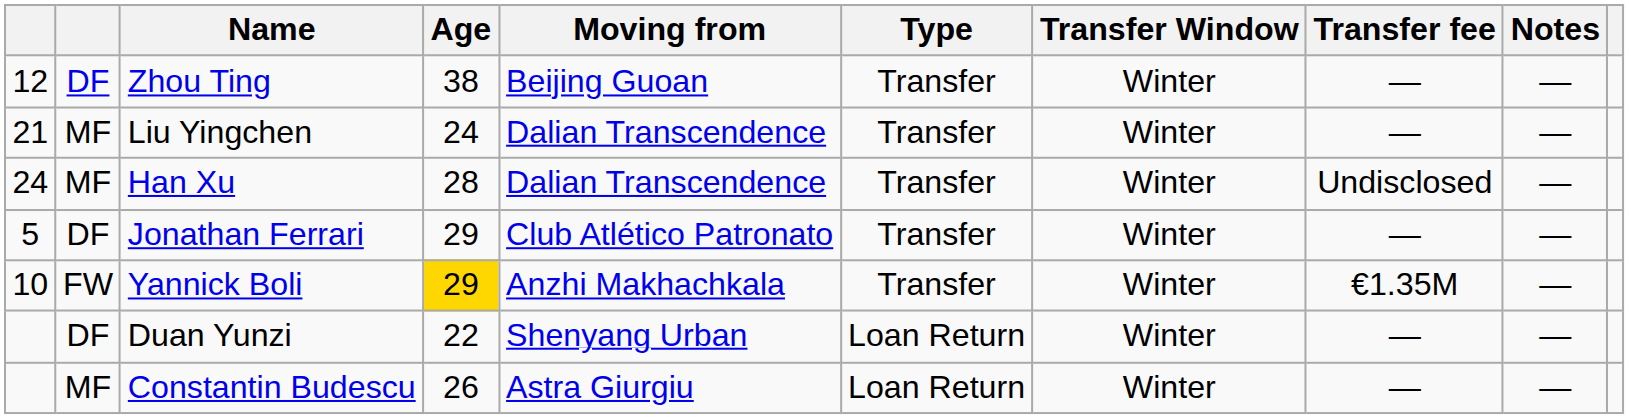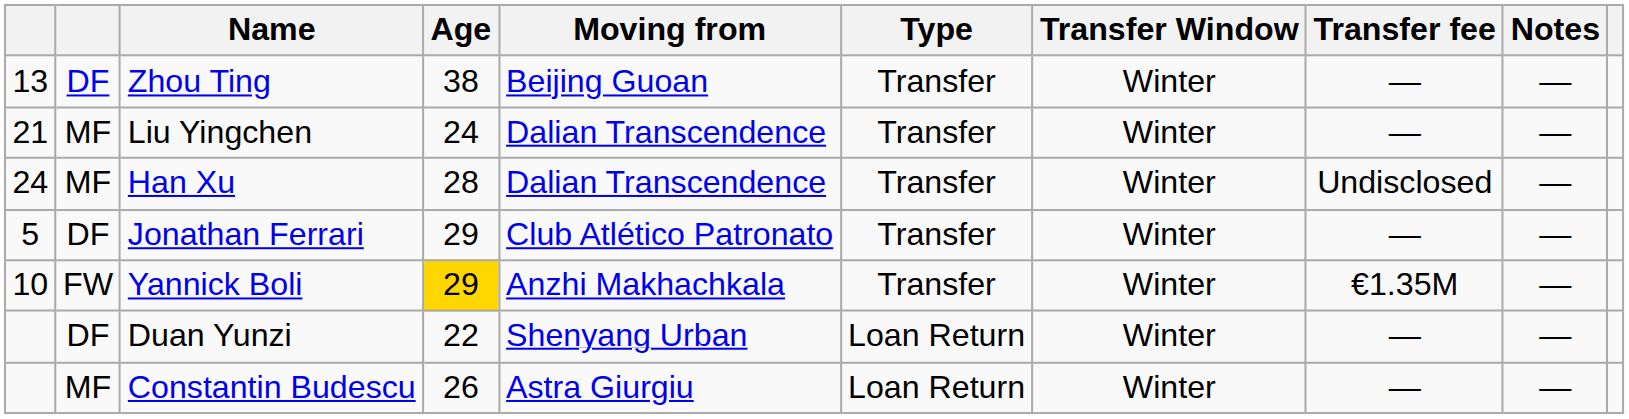(30, 81) 12 -> (30, 81) 13
